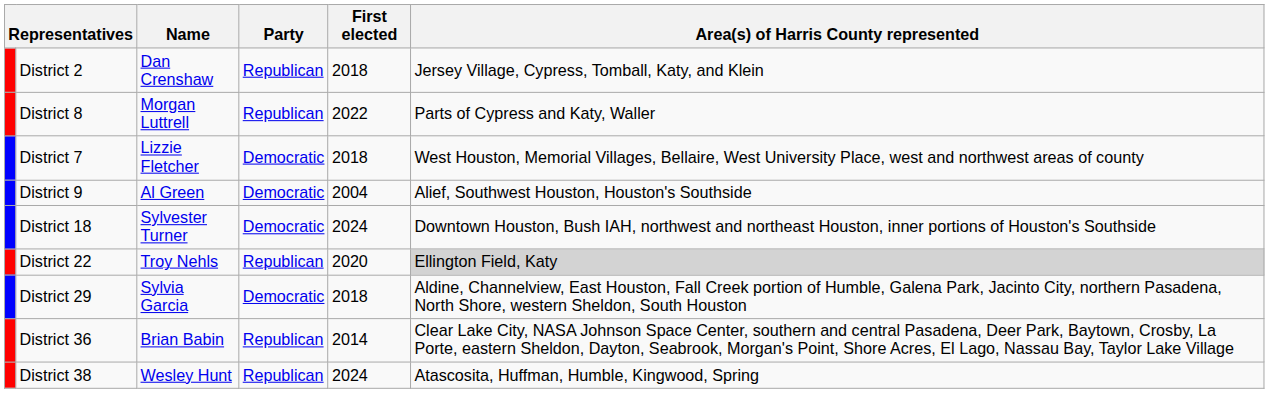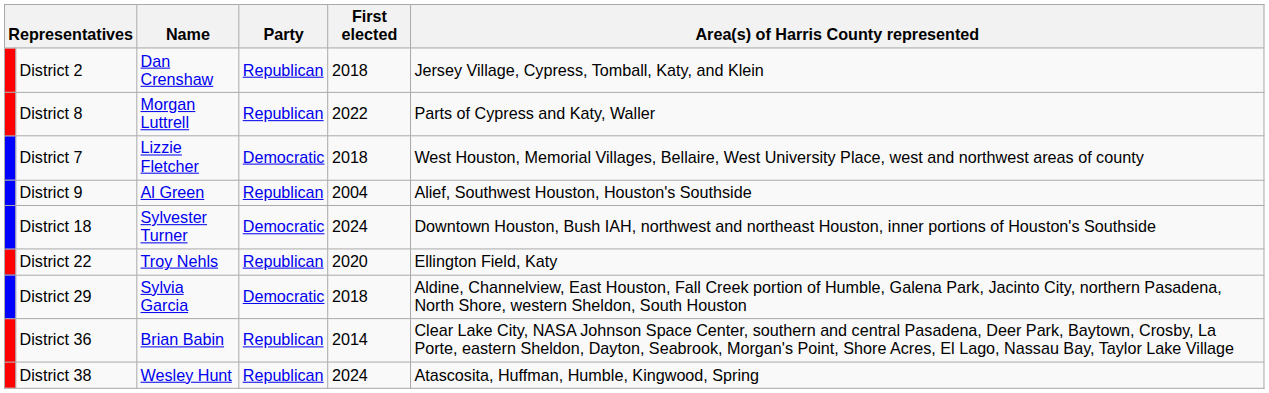(284, 192) Democratic -> (283, 192) Republican
(486, 261) lightgrey background -> (486, 261) no background
